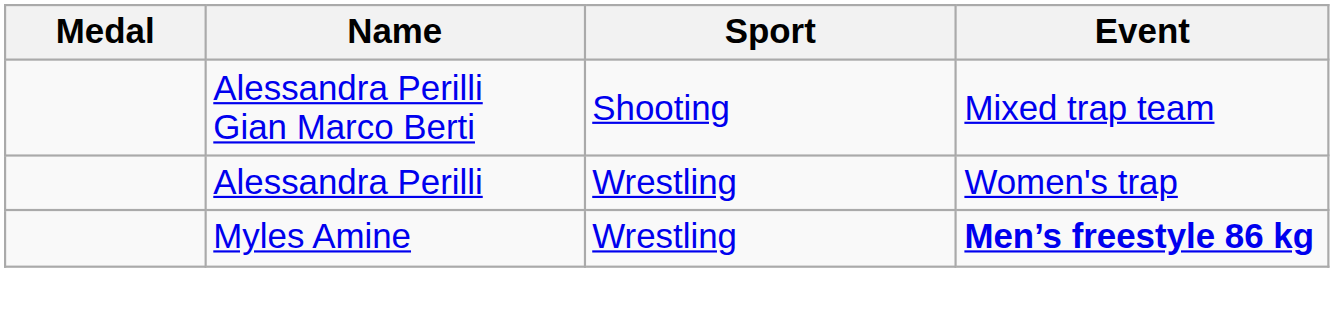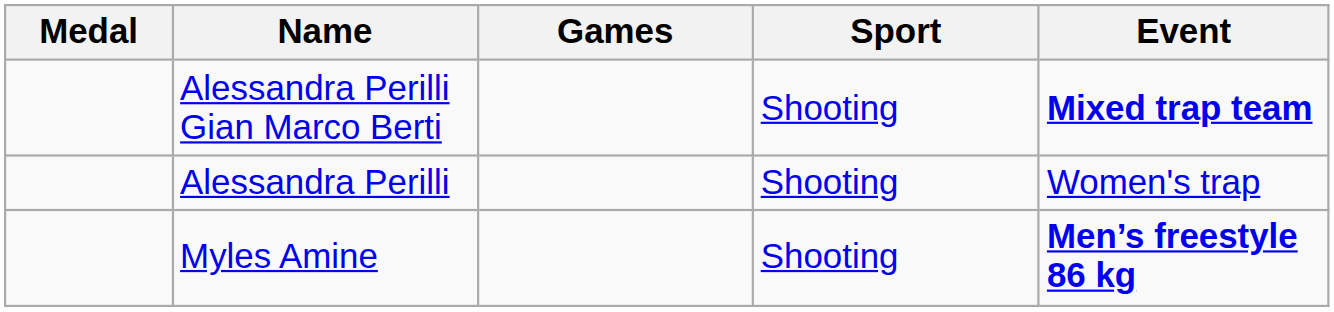+ column: (615, 32)
(1089, 107) normal -> (1180, 107) bold
(665, 182) Wrestling -> (830, 182) Shooting
(665, 237) Wrestling -> (830, 256) Shooting
